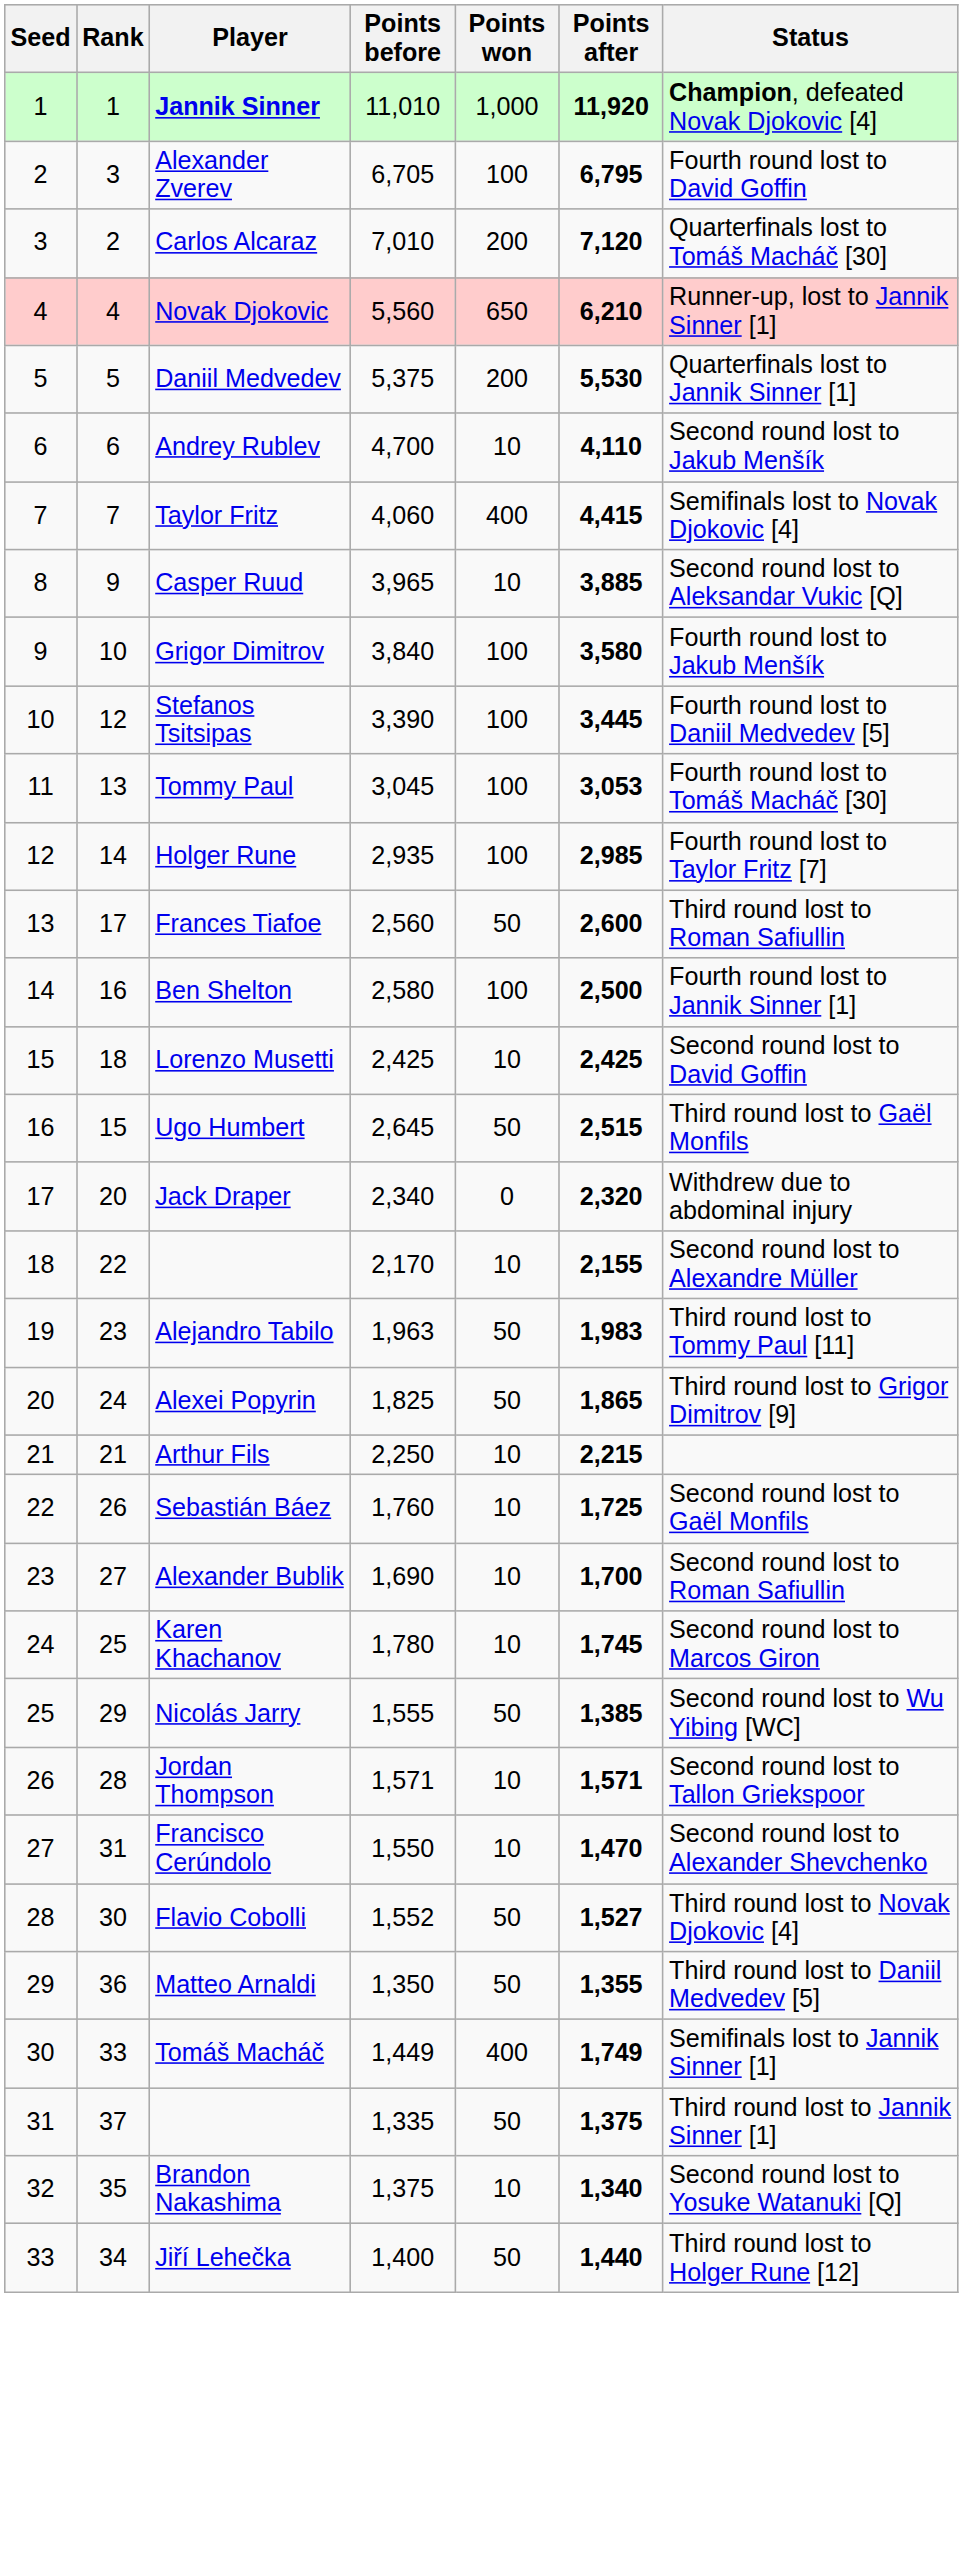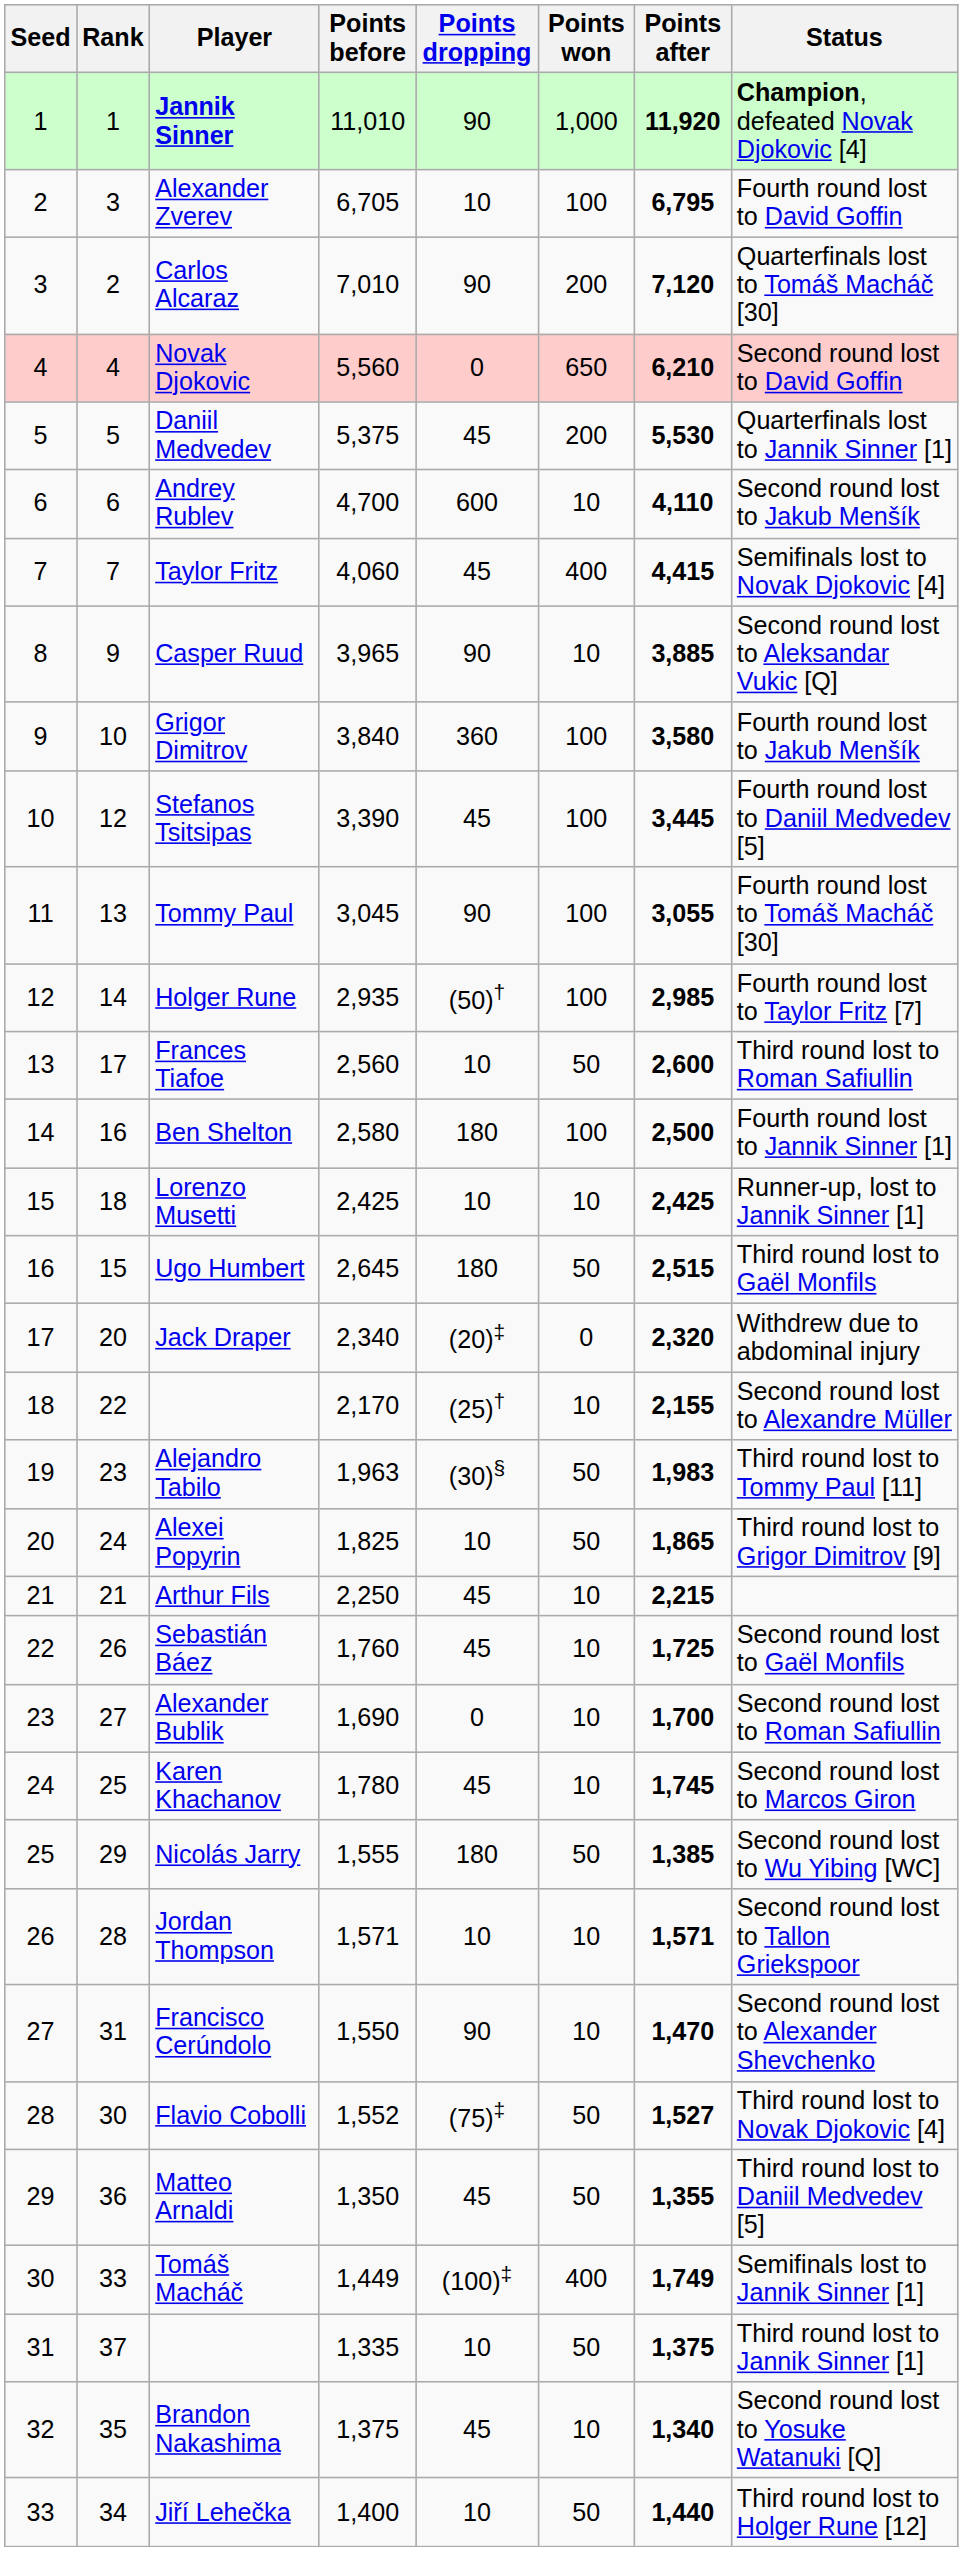+ column: (477, 38)
(809, 310) Runner-up, lost to Jannik Sinner [1] -> (838, 367) Second round lost to David Goffin
(611, 787) 3,053 -> (683, 914) 3,055
(784, 1060) Second round lost to David Goffin -> (837, 1201) Runner-up, lost to Jannik Sinner [1]
